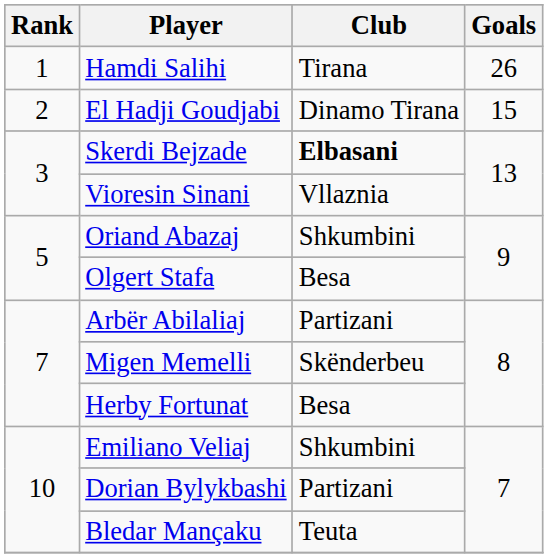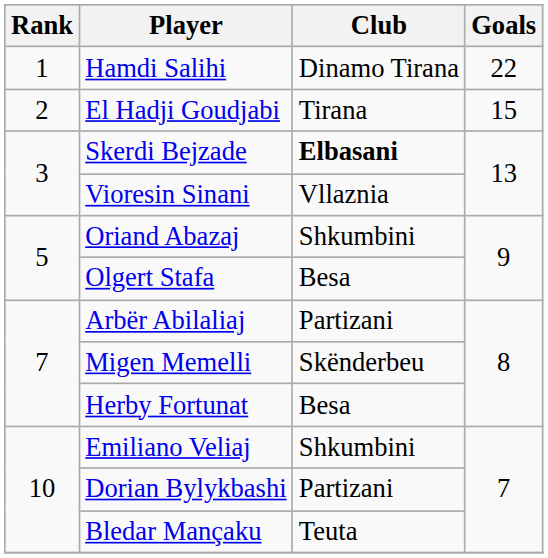(333, 67) Tirana -> (379, 67) Dinamo Tirana
(504, 67) 26 -> (504, 67) 22
(379, 109) Dinamo Tirana -> (333, 109) Tirana
